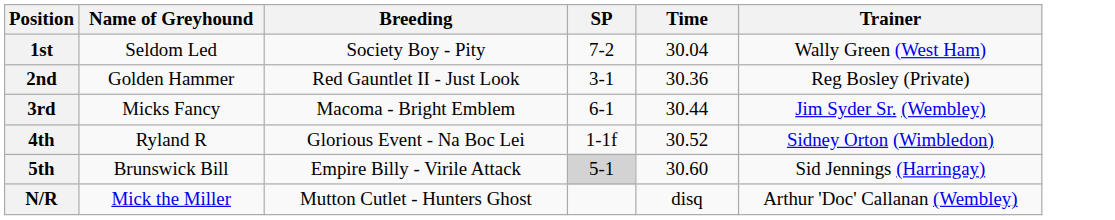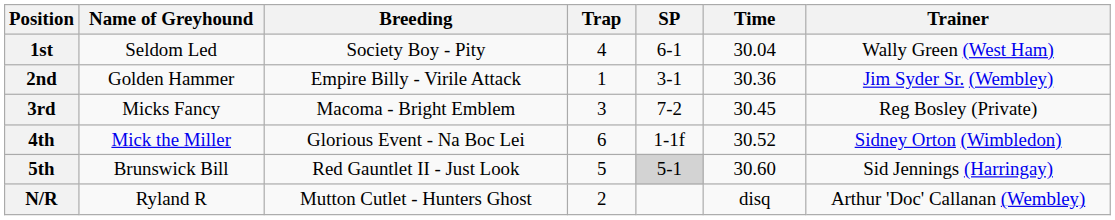+ column: (602, 19)
(602, 49) 7-2 -> (669, 49) 6-1
(416, 79) Red Gauntlet II - Just Look -> (416, 79) Empire Billy - Virile Attack
(890, 79) Reg Bosley (Private) -> (958, 79) Jim Syder Sr. (Wembley)
(602, 109) 6-1 -> (669, 109) 7-2
(687, 109) 30.44 -> (755, 109) 30.45
(890, 109) Jim Syder Sr. (Wembley) -> (958, 109) Reg Bosley (Private)
(171, 139) Ryland R -> (171, 139) Mick the Miller
(416, 169) Empire Billy - Virile Attack -> (416, 169) Red Gauntlet II - Just Look
(171, 199) Mick the Miller -> (171, 199) Ryland R
